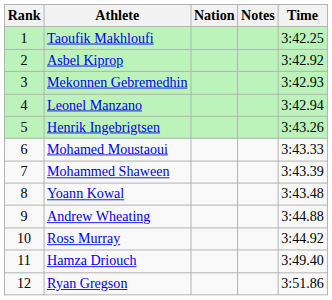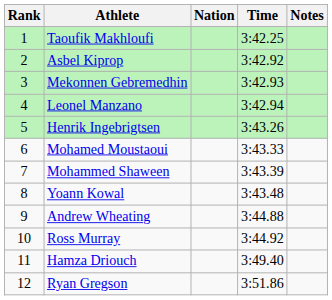columns swapped: (303, 15) <-> (258, 15)
